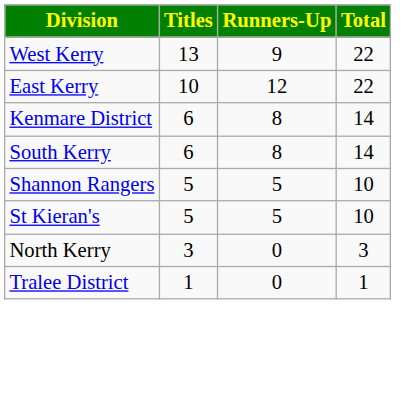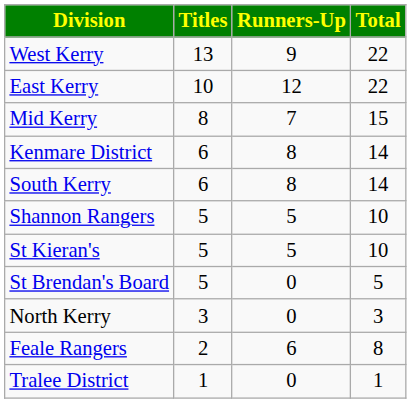+ row: (53, 119)
+ row: (89, 282)
+ row: (68, 348)
